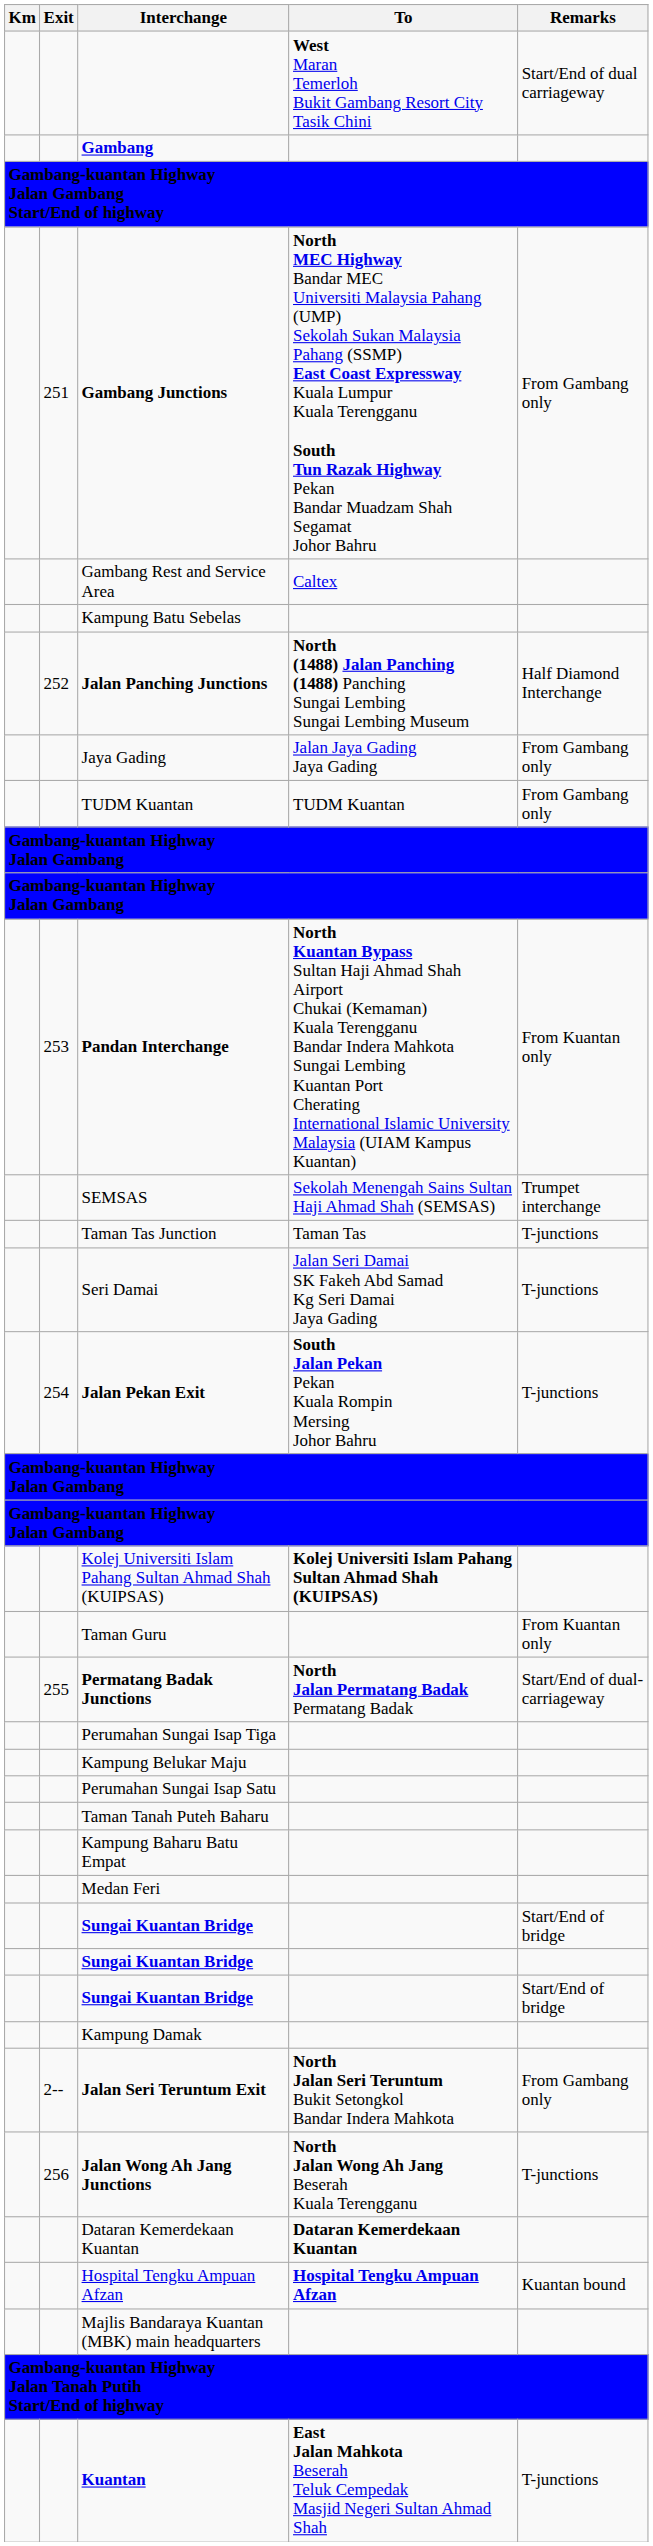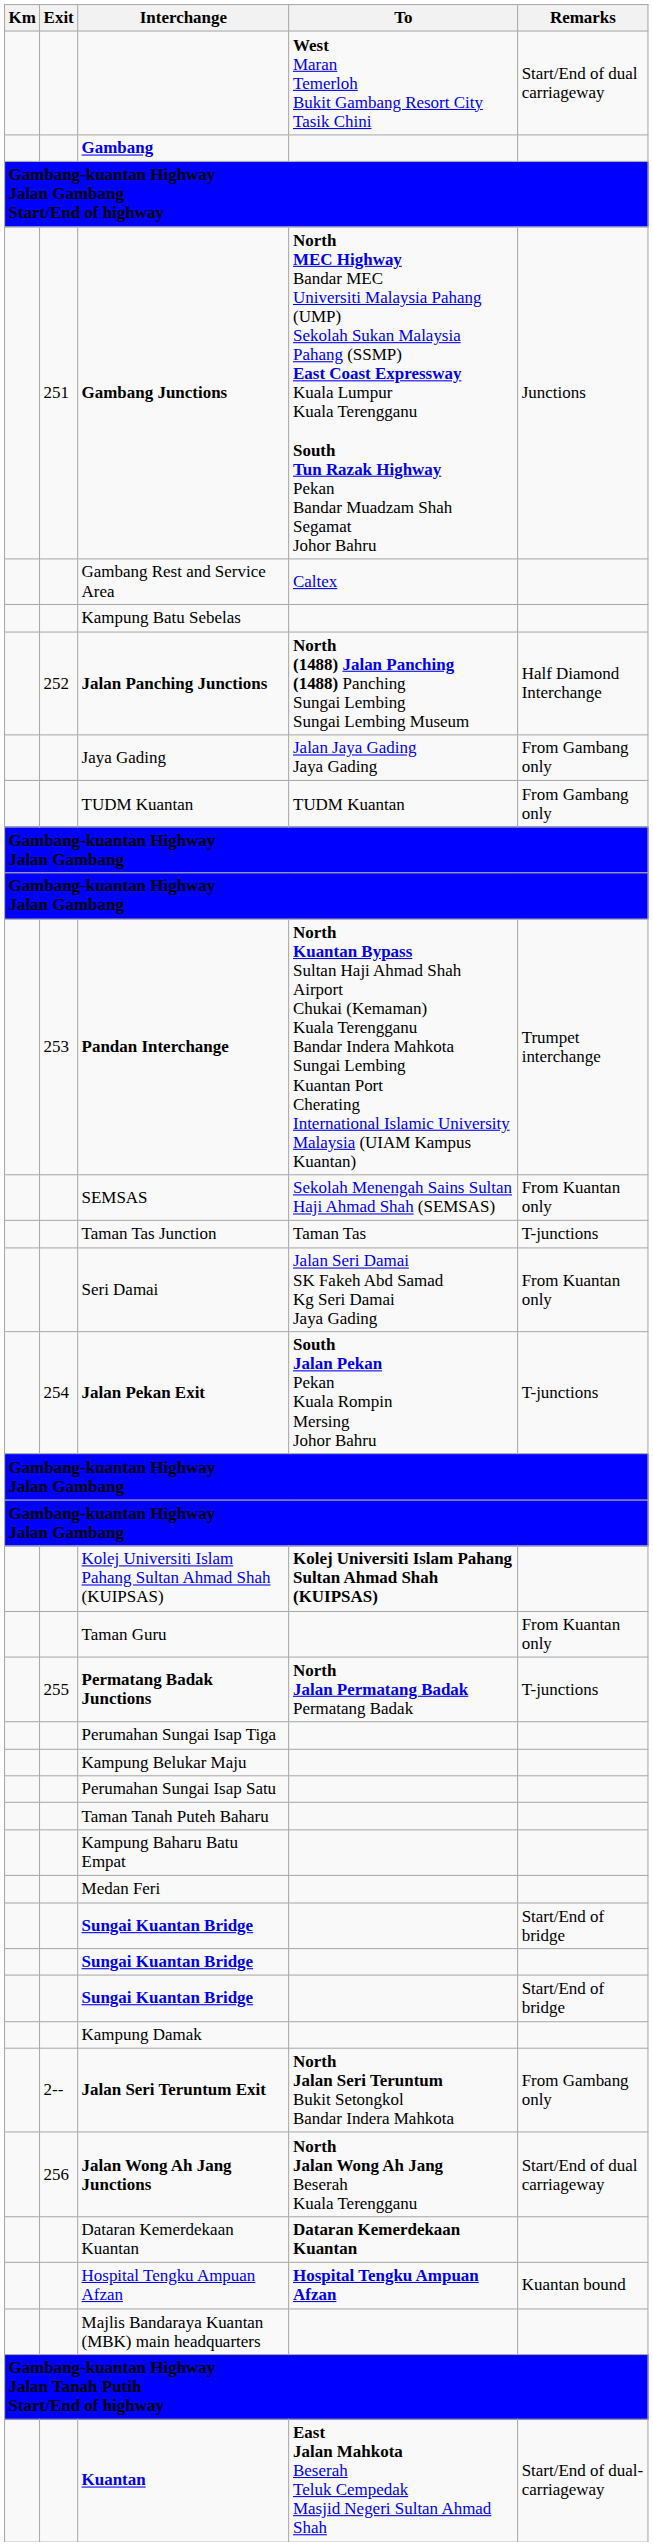(575, 392) From Gambang only -> (554, 392) Junctions
(571, 1046) From Kuantan only -> (561, 1046) Trumpet interchange
(561, 1197) Trumpet interchange -> (571, 1197) From Kuantan only
(560, 1289) T-junctions -> (571, 1289) From Kuantan only
(582, 1689) Start/End of dual-carriageway -> (560, 1689) T-junctions
(560, 2174) T-junctions -> (580, 2174) Start/End of dual carriageway
(560, 2480) T-junctions -> (582, 2480) Start/End of dual-carriageway
